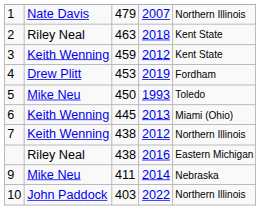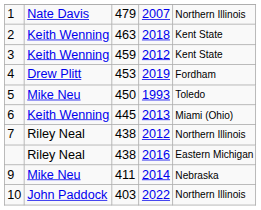(56, 34) Riley Neal -> (68, 34) Keith Wenning
(68, 134) Keith Wenning -> (56, 134) Riley Neal
